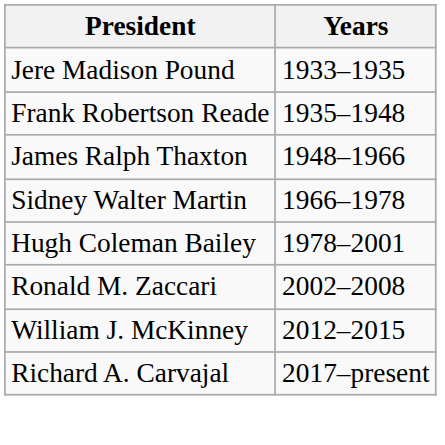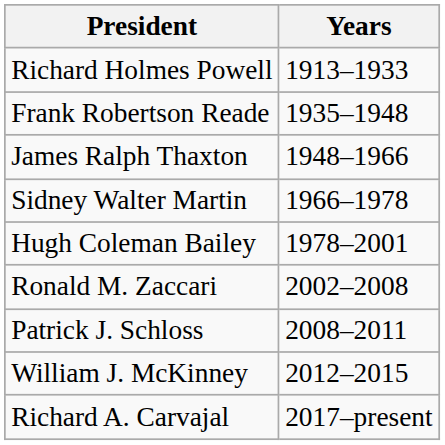+ row: (142, 69)
- row: (123, 69)
+ row: (107, 329)
